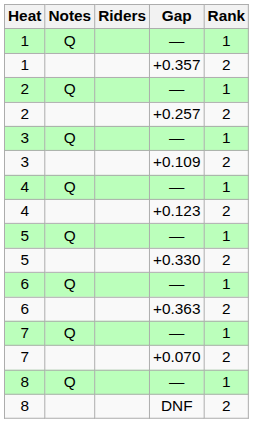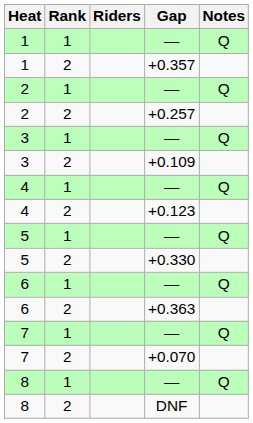columns swapped: (226, 16) <-> (70, 16)
